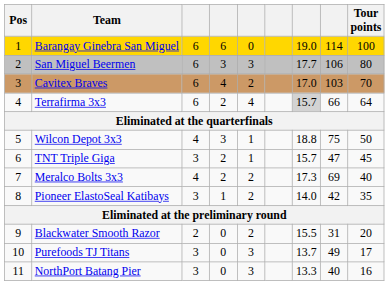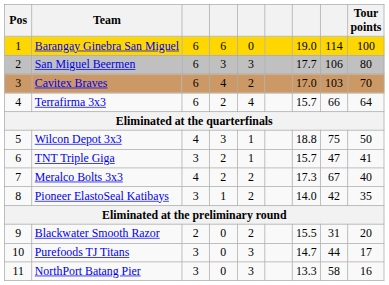(306, 102) lightgrey background -> (306, 102) no background
(366, 158) 45 -> (366, 158) 41
(334, 177) 69 -> (334, 177) 67
(306, 252) 13.7 -> (306, 252) 14.7
(334, 252) 49 -> (334, 252) 44
(334, 271) 40 -> (334, 271) 58
